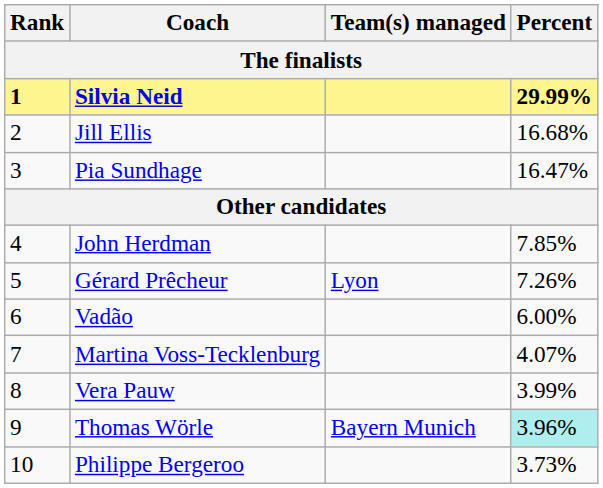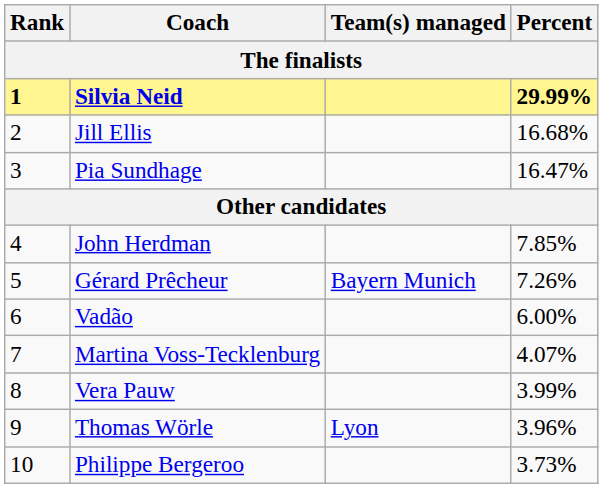(355, 280) Lyon -> (403, 280) Bayern Munich
(403, 427) Bayern Munich -> (355, 427) Lyon
(547, 427) paleturquoise background -> (547, 427) no background
